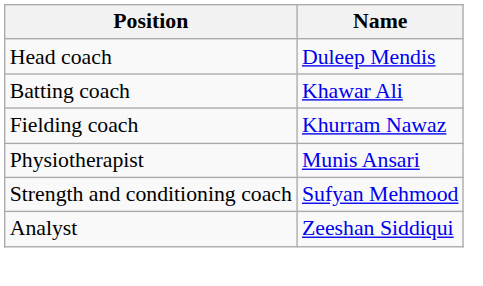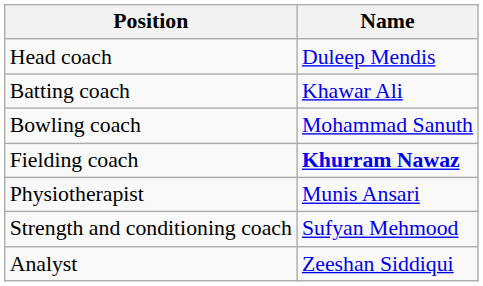+ row: (75, 125)
(374, 125) normal -> (381, 159) bold
